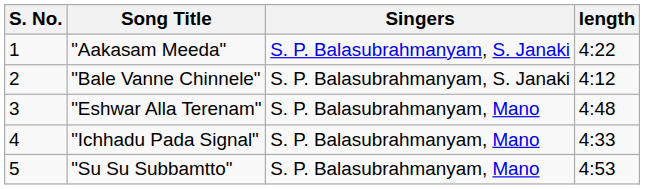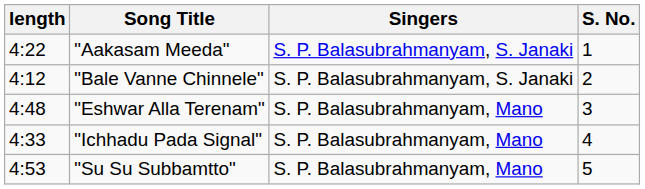columns swapped: (36, 19) <-> (607, 19)
